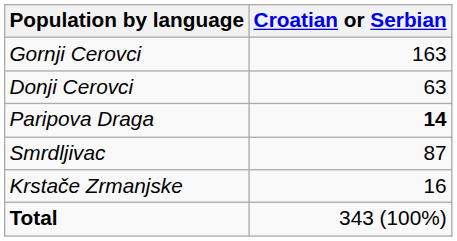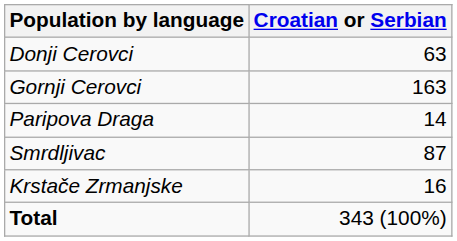rows swapped: (71, 86) <-> (75, 53)
(435, 119) bold -> (435, 119) normal
